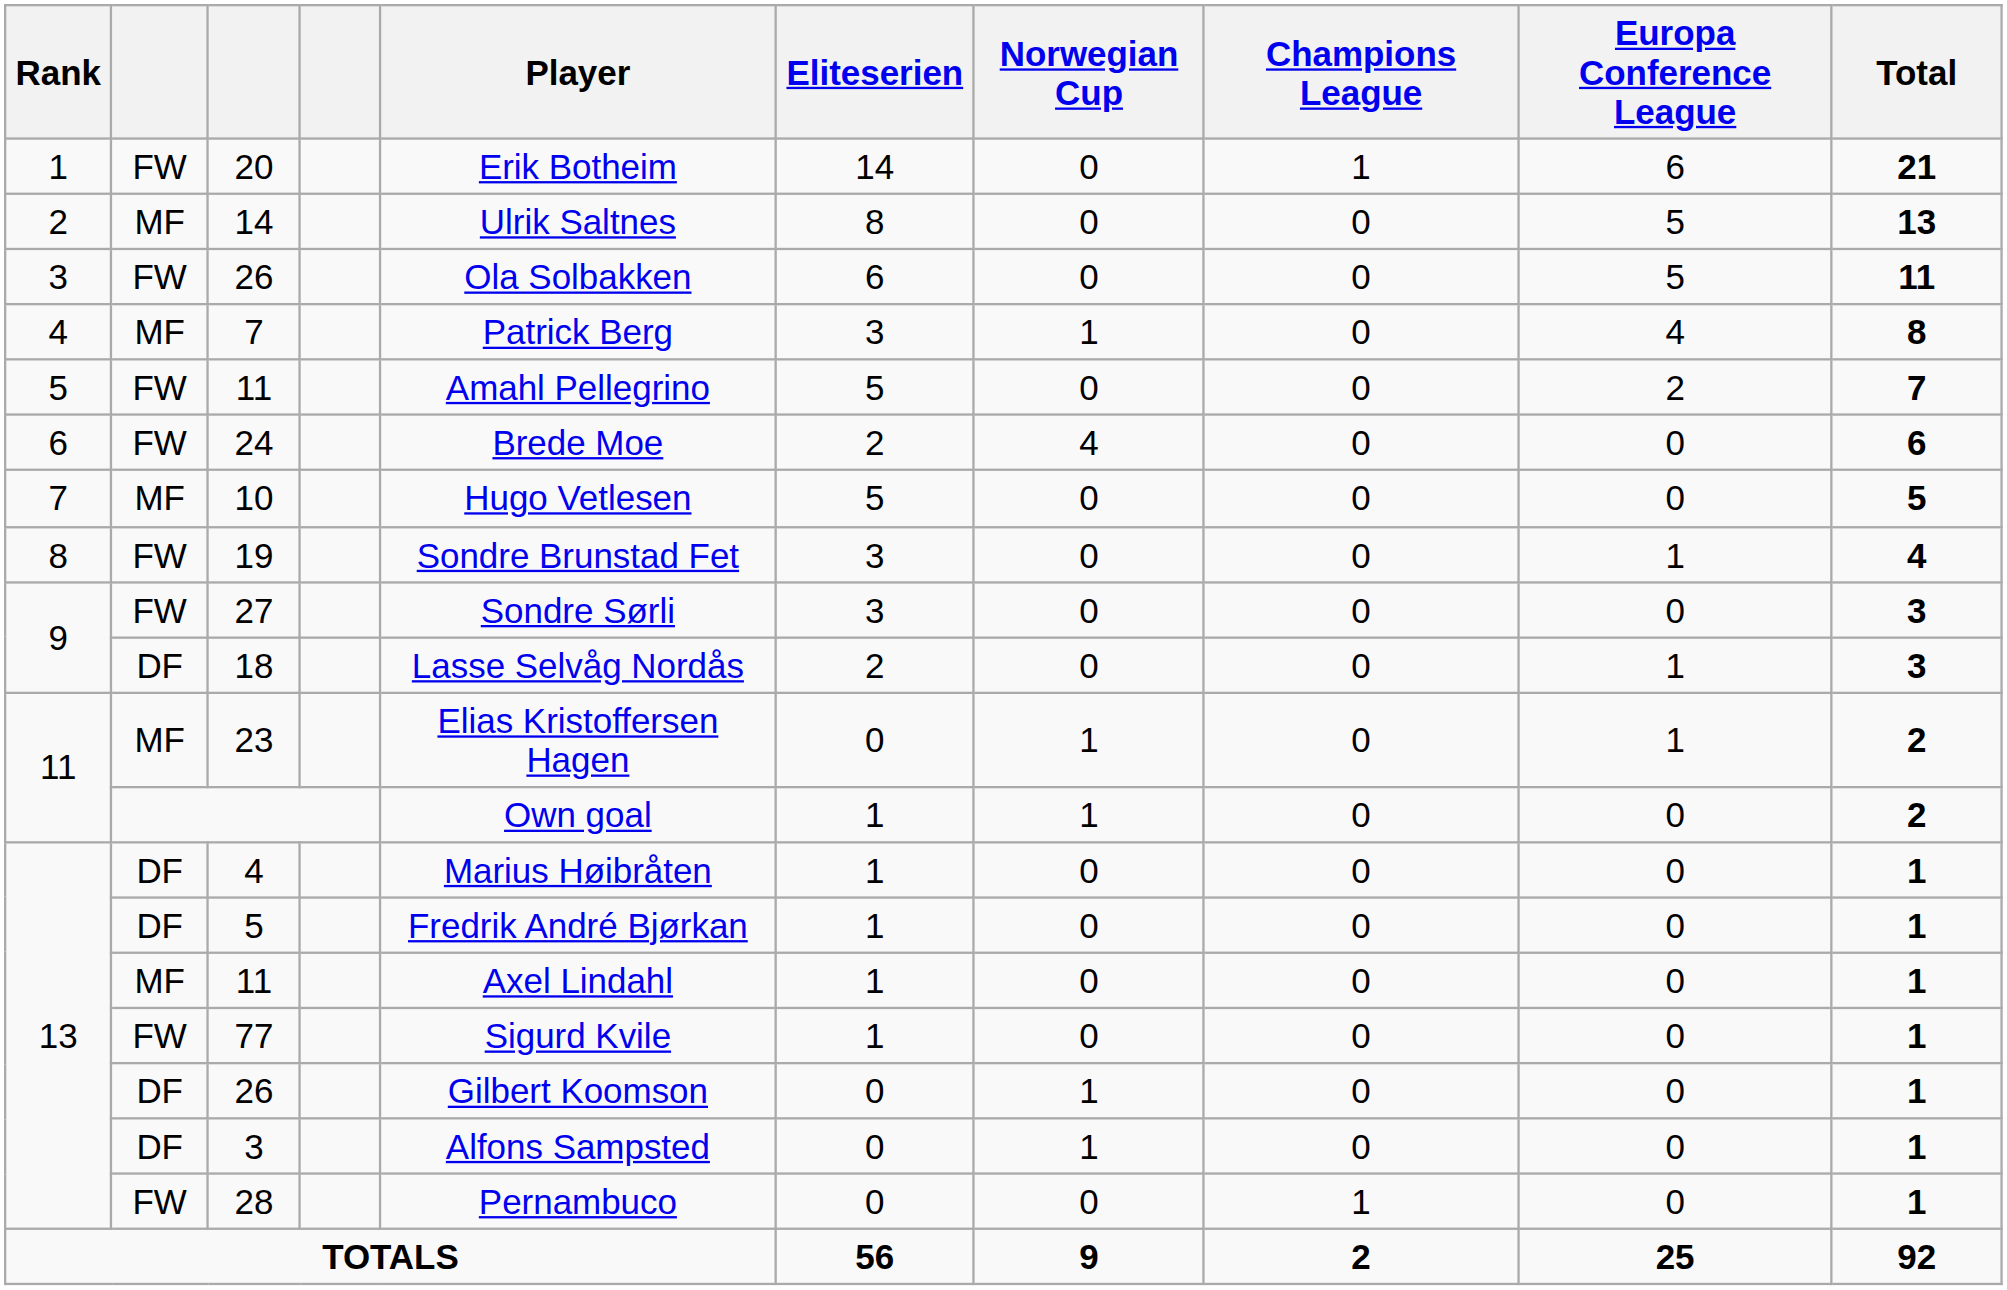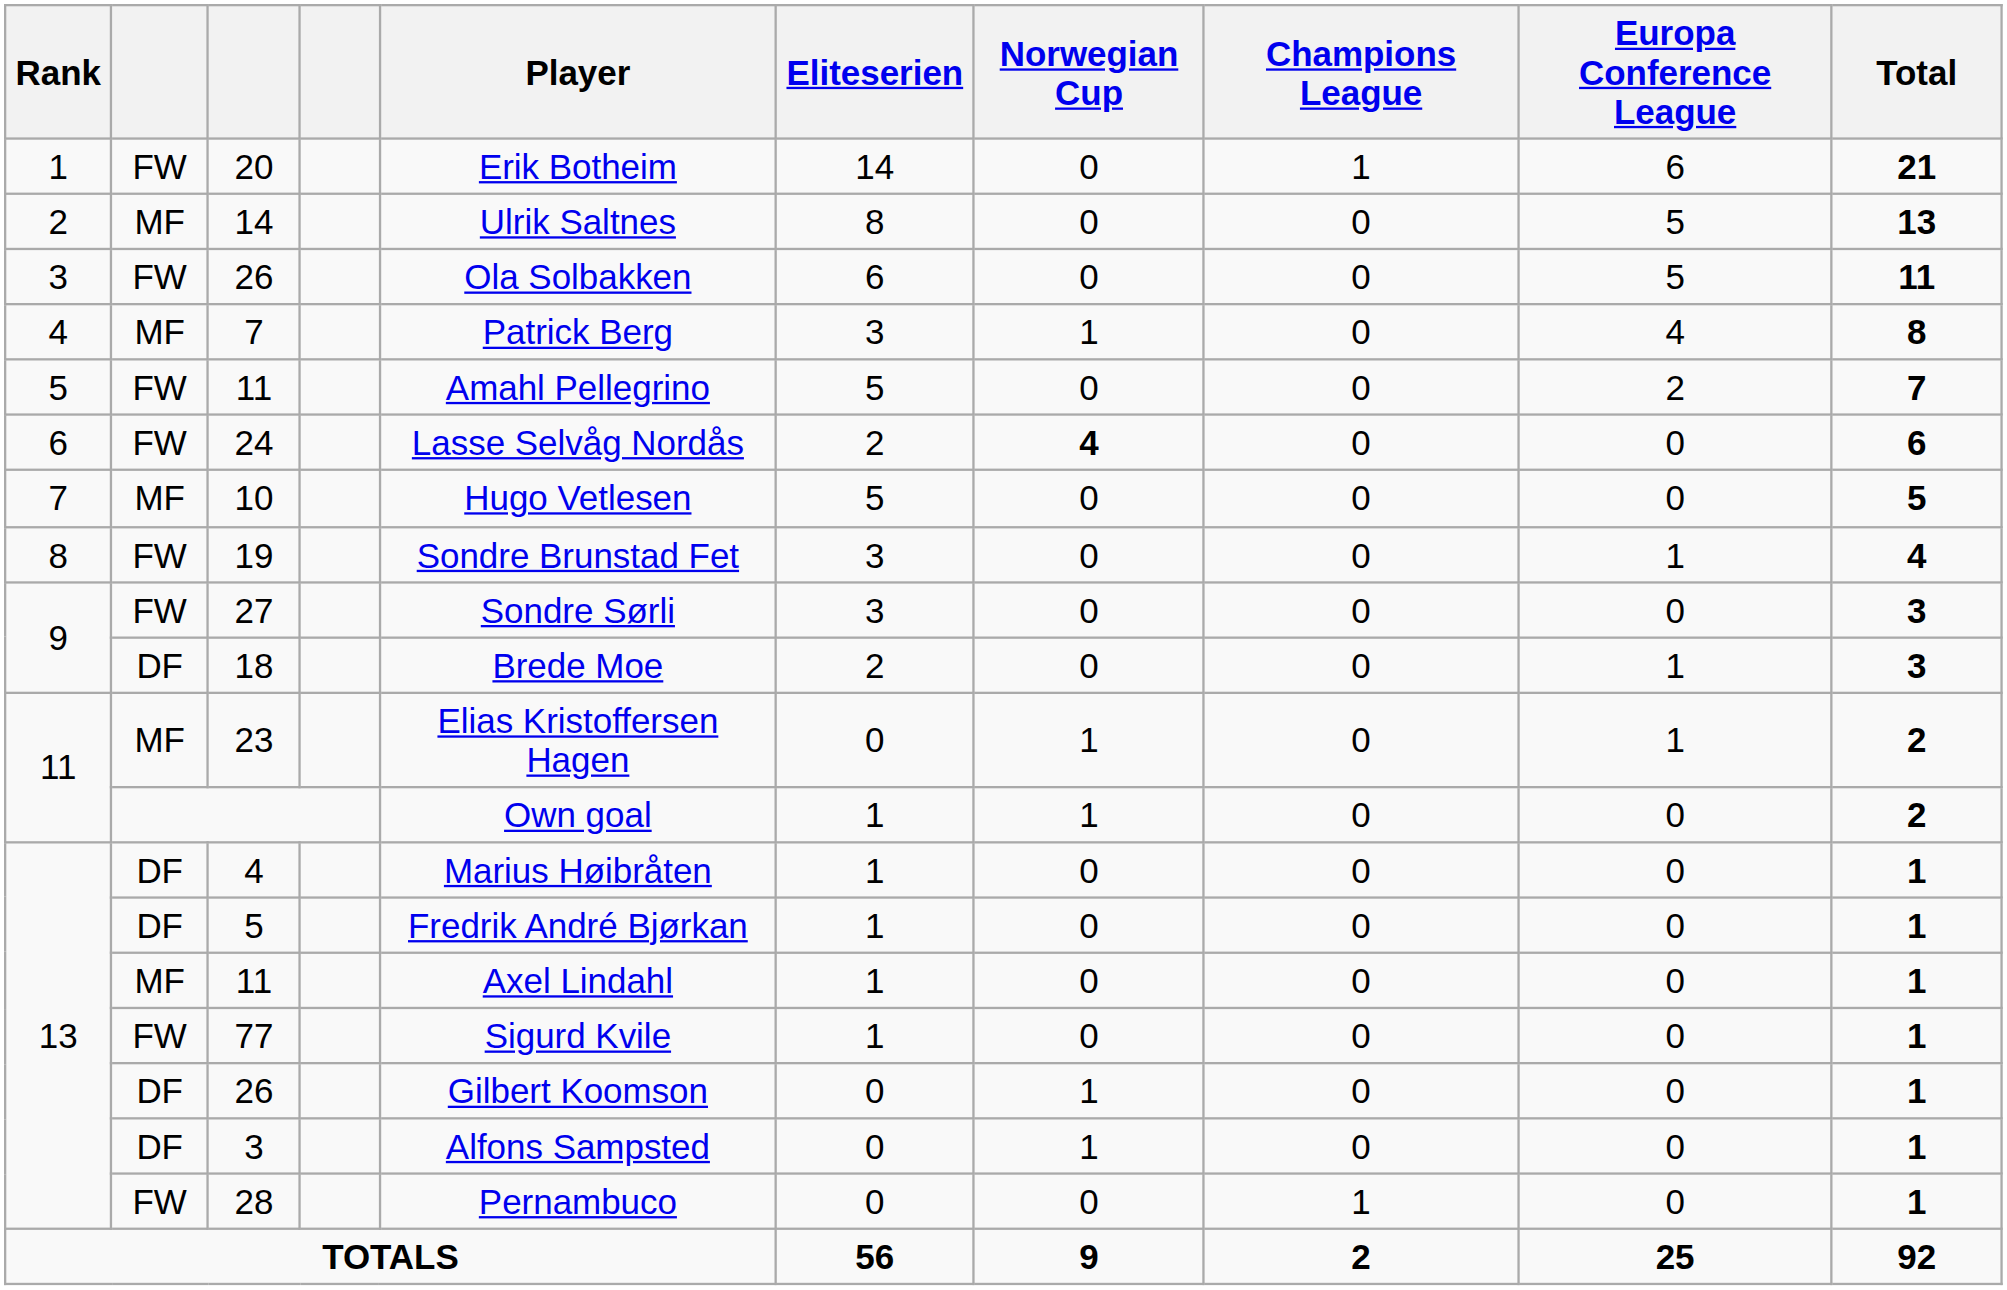(578, 443) Brede Moe -> (578, 443) Lasse Selvåg Nordås
(1089, 443) normal -> (1089, 443) bold
(578, 665) Lasse Selvåg Nordås -> (578, 665) Brede Moe
